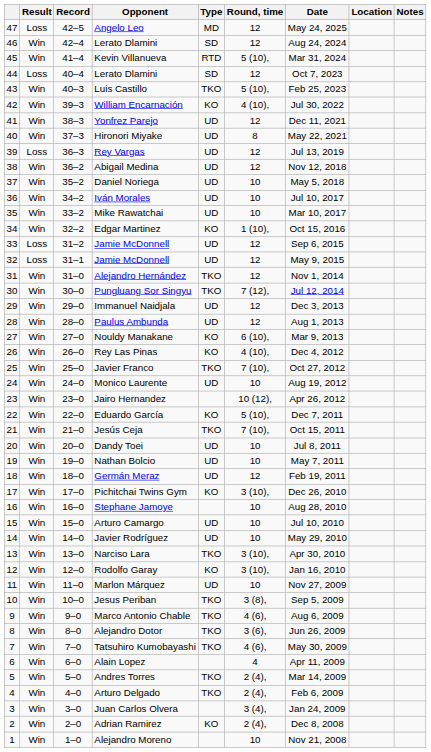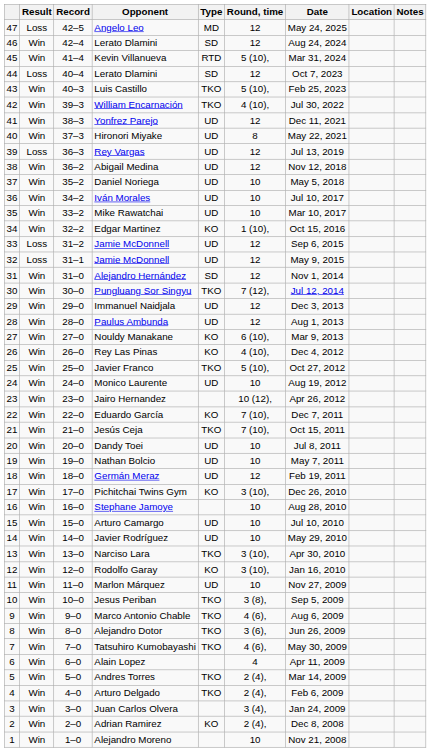(211, 105) KO -> (211, 105) TKO
(211, 275) TKO -> (211, 275) SD
(255, 368) 7 (10), -> (255, 368) 5 (10),
(255, 414) 5 (10), -> (255, 414) 7 (10),
